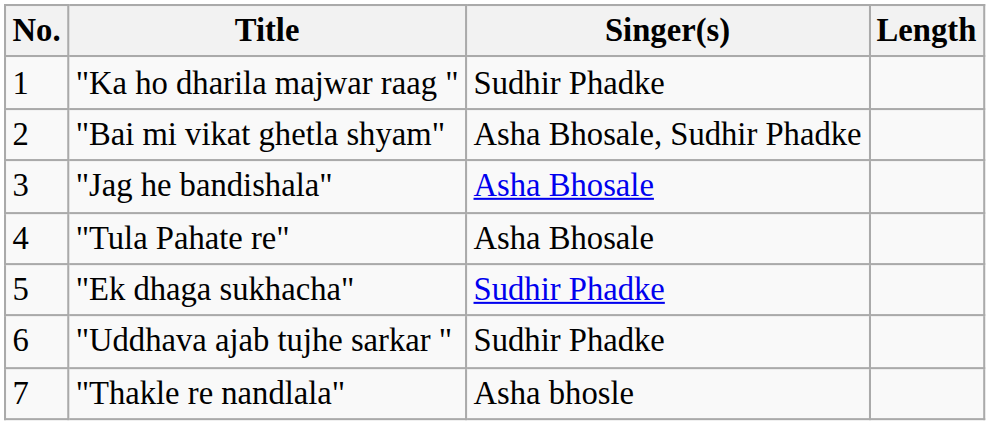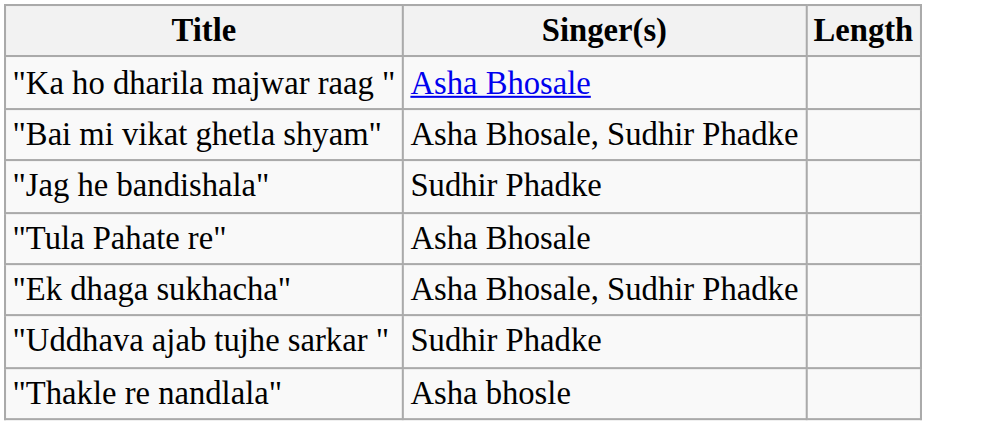- column: (37, 30)
(569, 82) Sudhir Phadke -> (501, 82) Asha Bhosale
(564, 185) Asha Bhosale -> (506, 185) Sudhir Phadke
(569, 289) Sudhir Phadke -> (604, 289) Asha Bhosale, Sudhir Phadke
